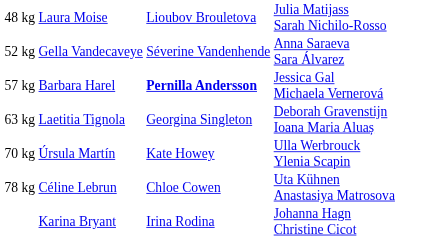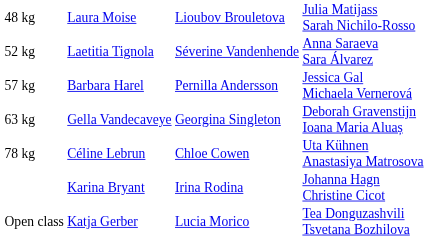(91, 51) Gella Vandecaveye -> (111, 51) Laetitia Tignola
(202, 85) bold -> (227, 85) normal
(82, 119) Laetitia Tignola -> (119, 119) Gella Vandecaveye
- row: (20, 153)
+ row: (34, 221)
